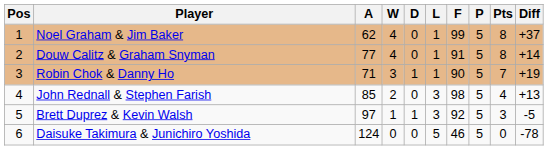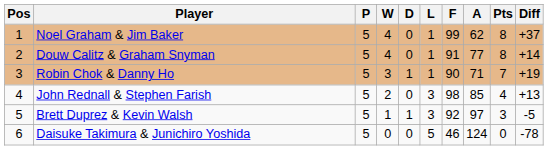columns swapped: (479, 14) <-> (369, 14)
